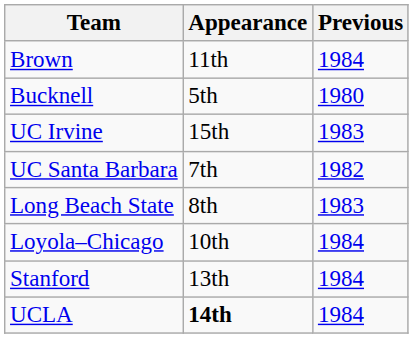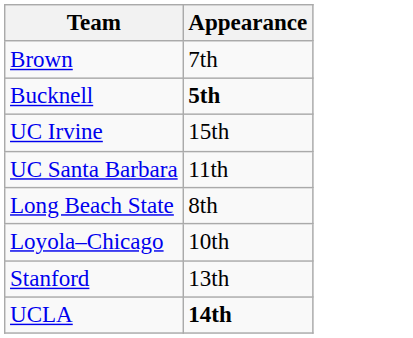- column: (361, 22)
(208, 59) 11th -> (203, 59) 7th
(203, 95) normal -> (204, 95) bold
(203, 168) 7th -> (208, 168) 11th
